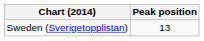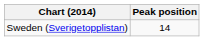(165, 28) 13 -> (165, 28) 14
